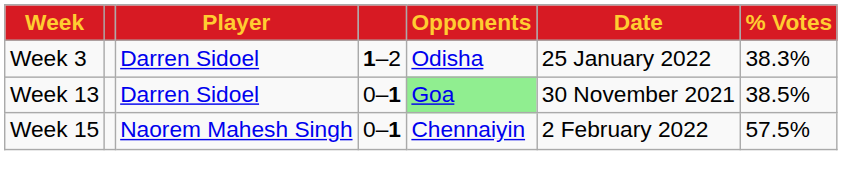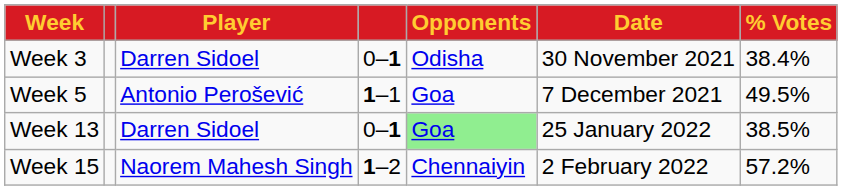(382, 58) 1–2 -> (382, 58) 0–1
(626, 58) 25 January 2022 -> (638, 58) 30 November 2021
(778, 58) 38.3% -> (778, 58) 38.4%
+ row: (48, 94)
(638, 94) 30 November 2021 -> (626, 130) 25 January 2022
(382, 130) 0–1 -> (382, 166) 1–2
(778, 130) 57.5% -> (778, 166) 57.2%
